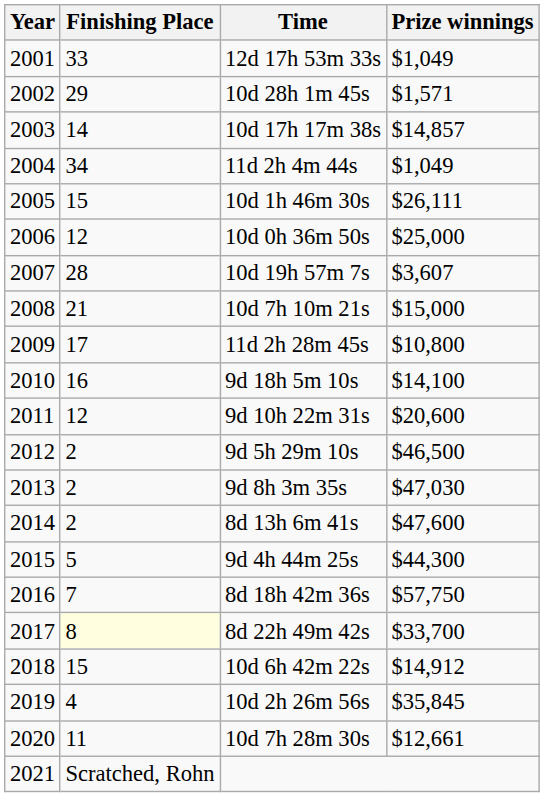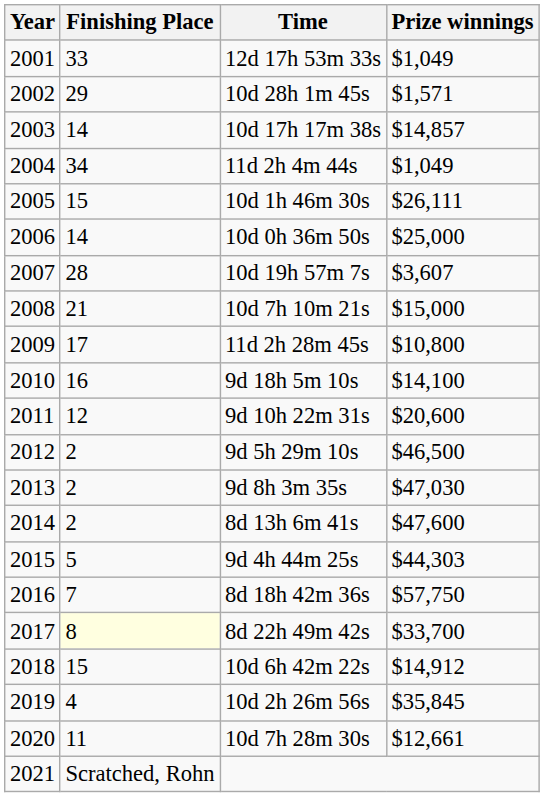(77, 237) 12 -> (77, 237) 14
(428, 559) $44,300 -> (428, 559) $44,303
